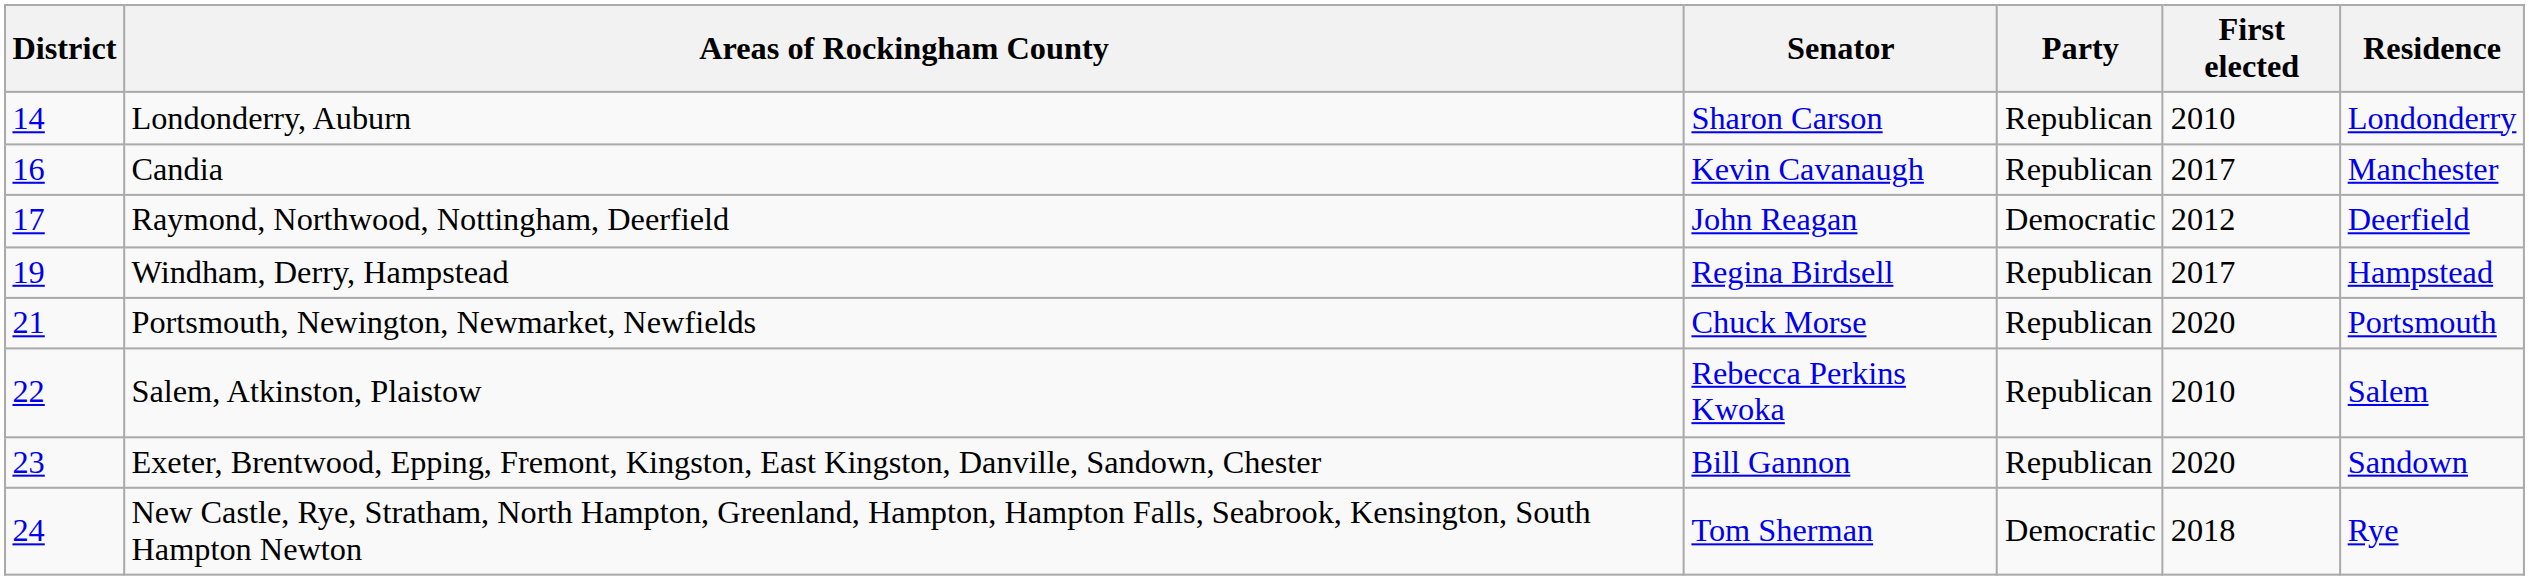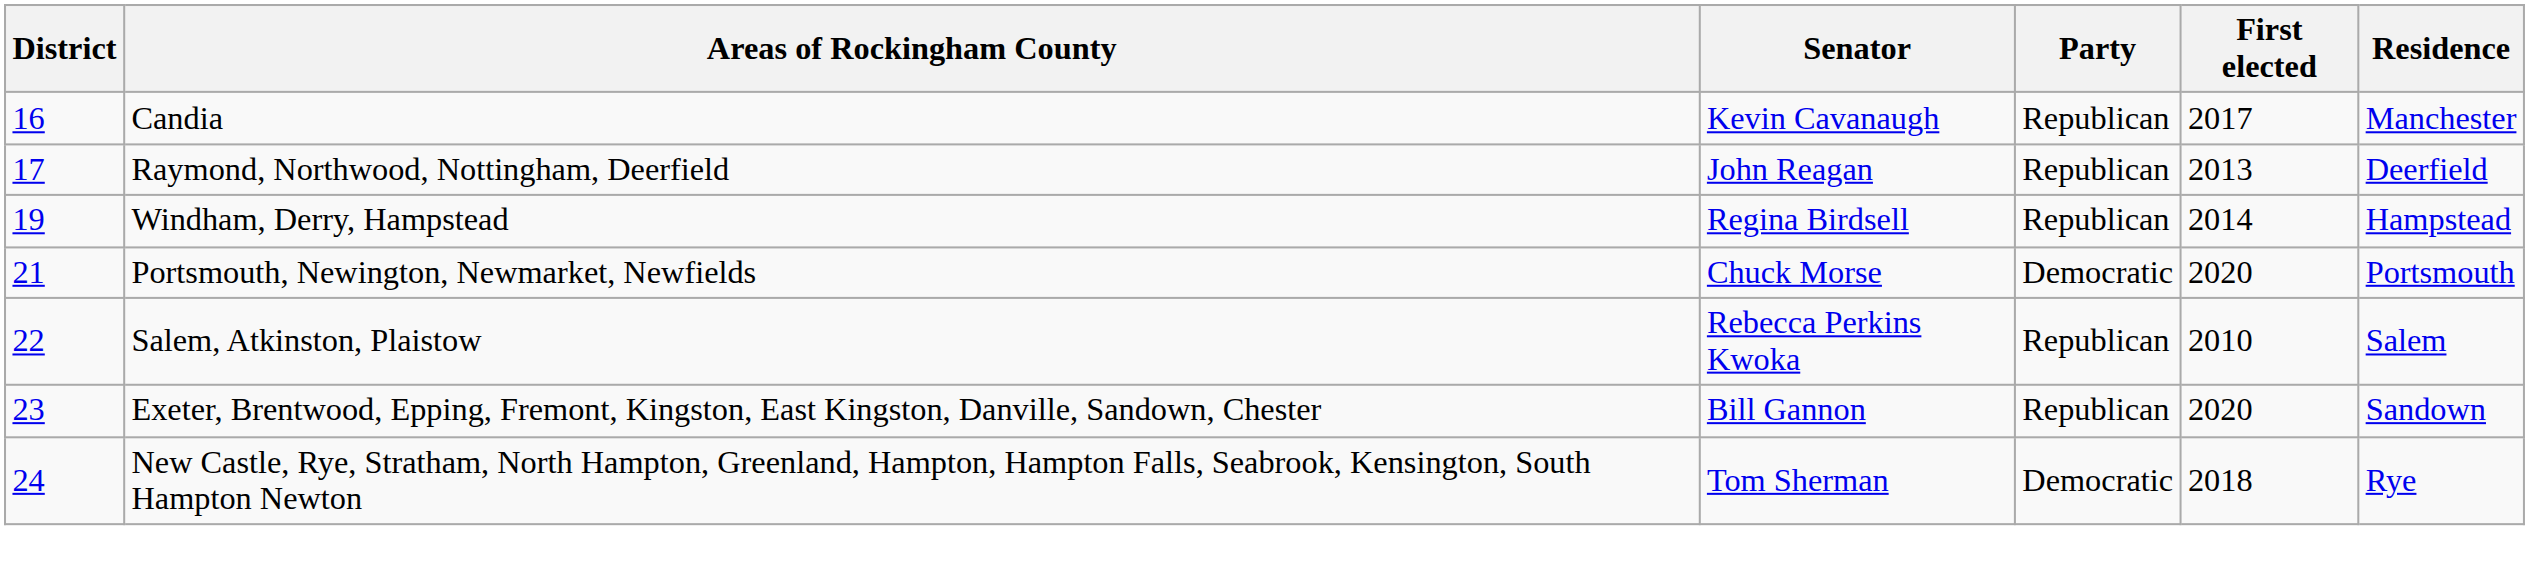- row: (271, 117)
(2080, 220) Democratic -> (2096, 169) Republican
(2203, 220) 2012 -> (2220, 169) 2013
(2203, 271) 2017 -> (2220, 220) 2014
(2079, 322) Republican -> (2098, 271) Democratic
